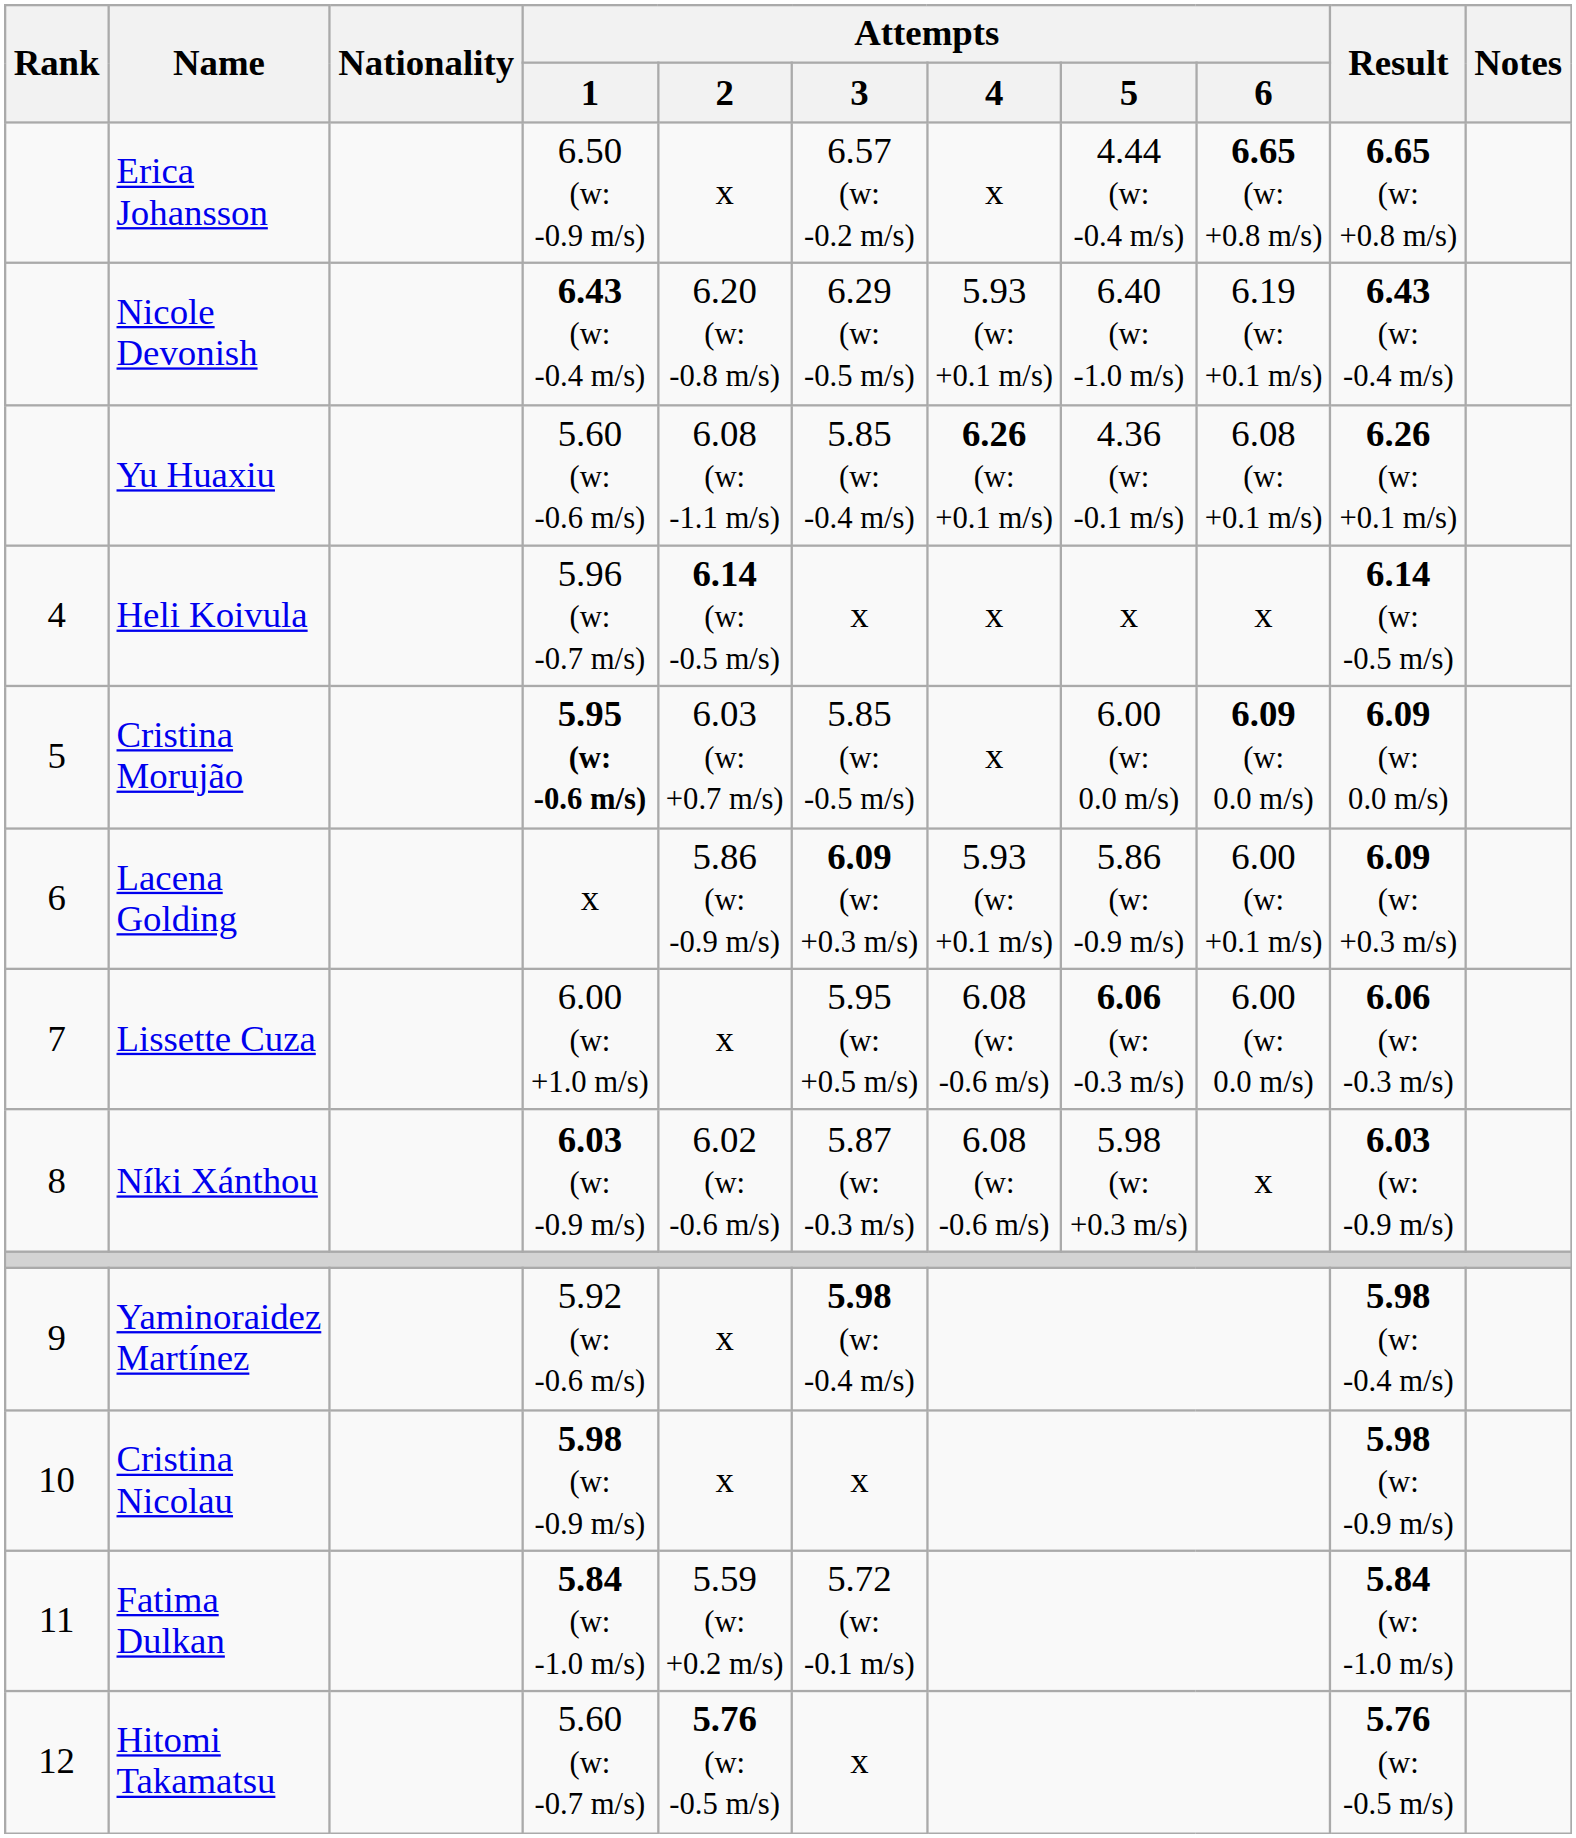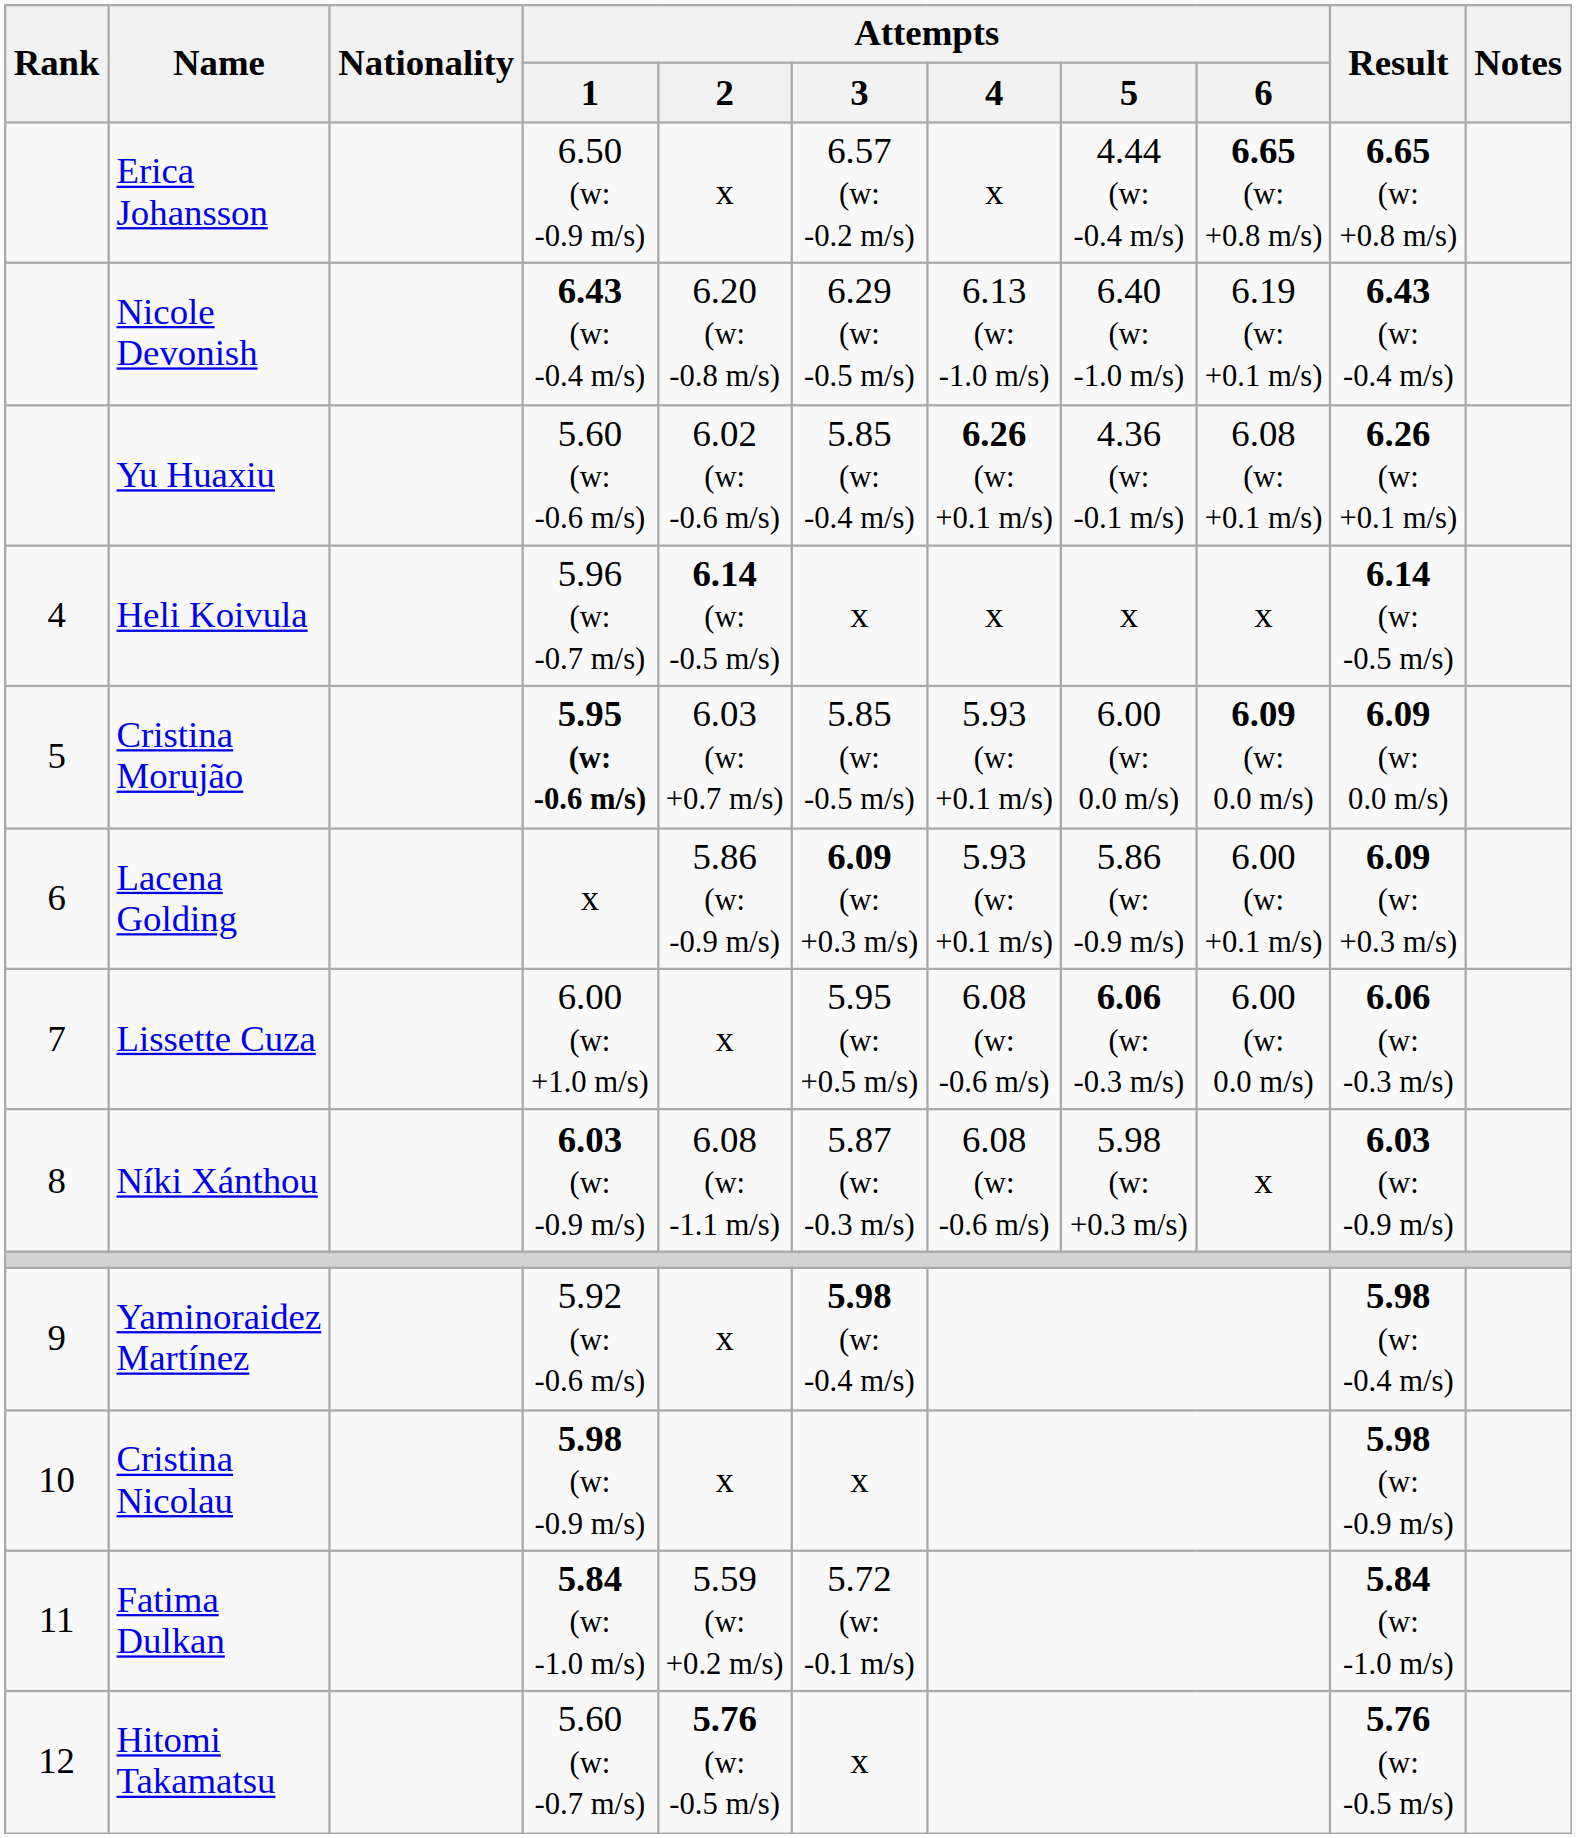(994, 332) 5.93 (w: +0.1 m/s) -> (994, 332) 6.13 (w: -1.0 m/s)
(725, 474) 6.08 (w: -1.1 m/s) -> (725, 474) 6.02 (w: -0.6 m/s)
(994, 756) x -> (994, 756) 5.93 (w: +0.1 m/s)
(725, 1179) 6.02 (w: -0.6 m/s) -> (725, 1179) 6.08 (w: -1.1 m/s)
